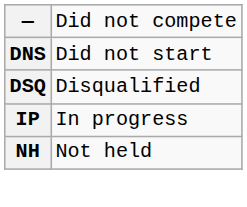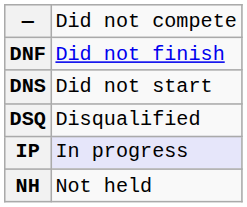+ row: (28, 54)
(122, 120) no background -> (122, 153) lavender background
